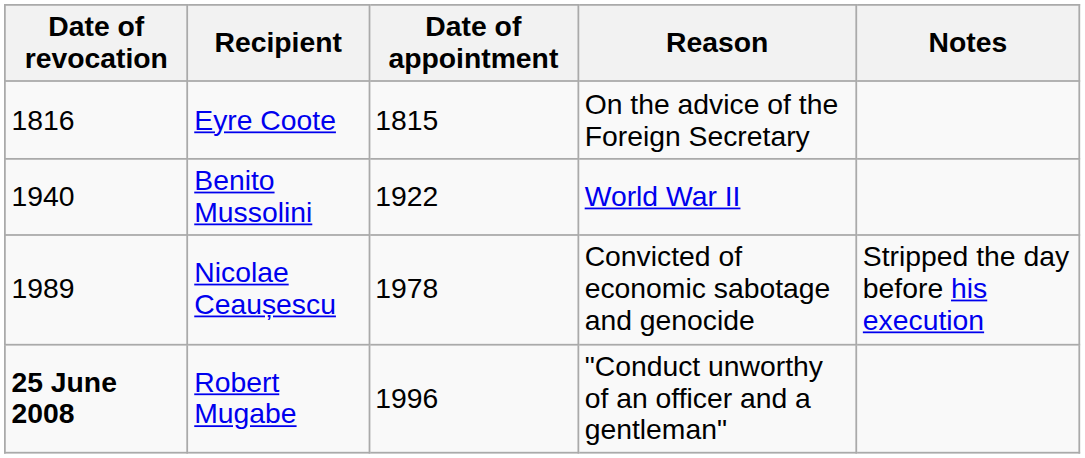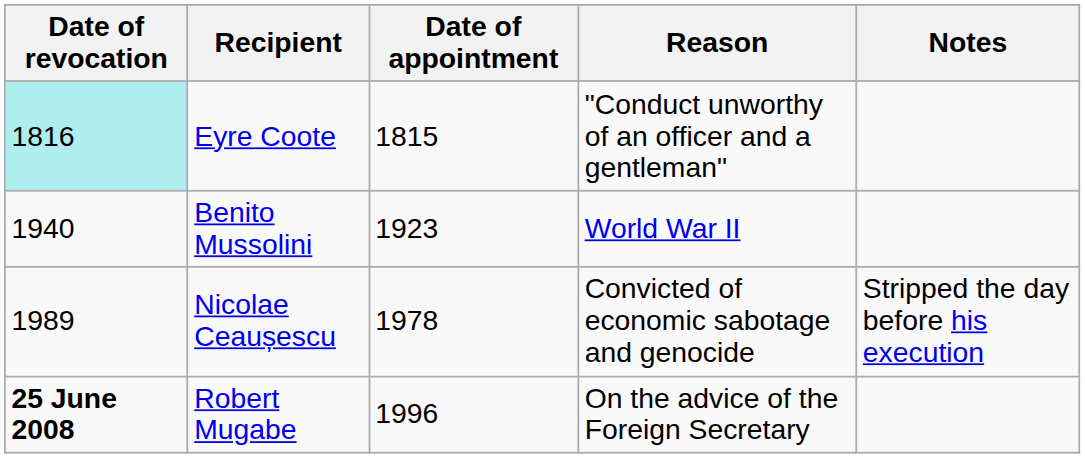(43, 119) no background -> (43, 135) paleturquoise background
(711, 119) On the advice of the Foreign Secretary -> (704, 135) "Conduct unworthy of an officer and a gentleman"
(407, 196) 1922 -> (407, 228) 1923
(704, 397) "Conduct unworthy of an officer and a gentleman" -> (711, 413) On the advice of the Foreign Secretary
